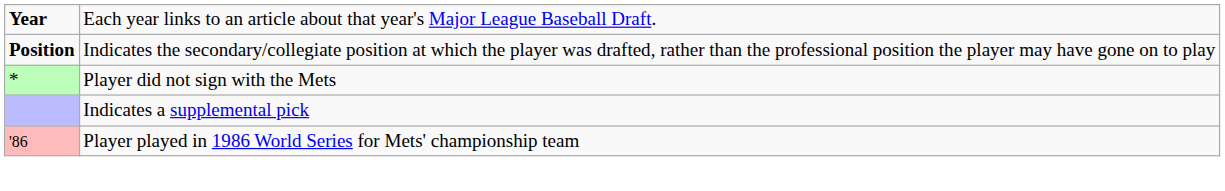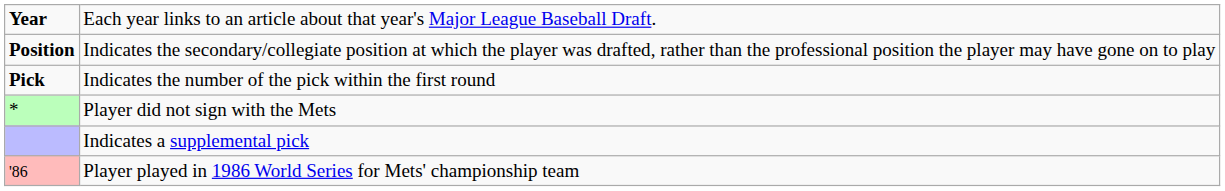+ row: (289, 79)
